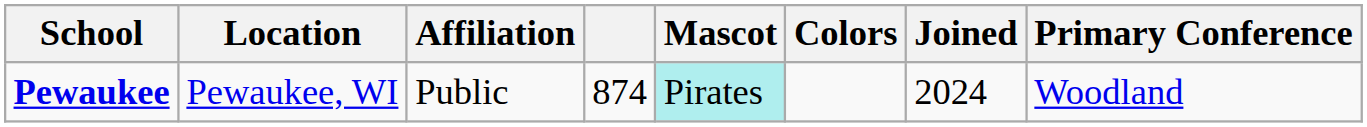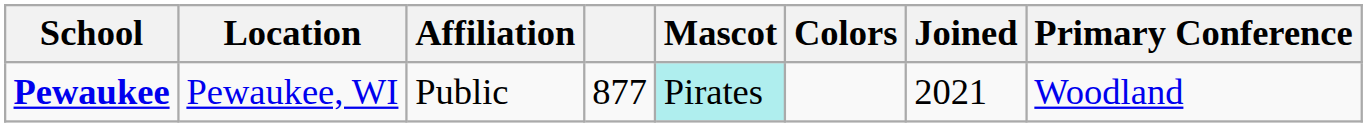(620, 91) 874 -> (620, 91) 877
(951, 91) 2024 -> (951, 91) 2021
